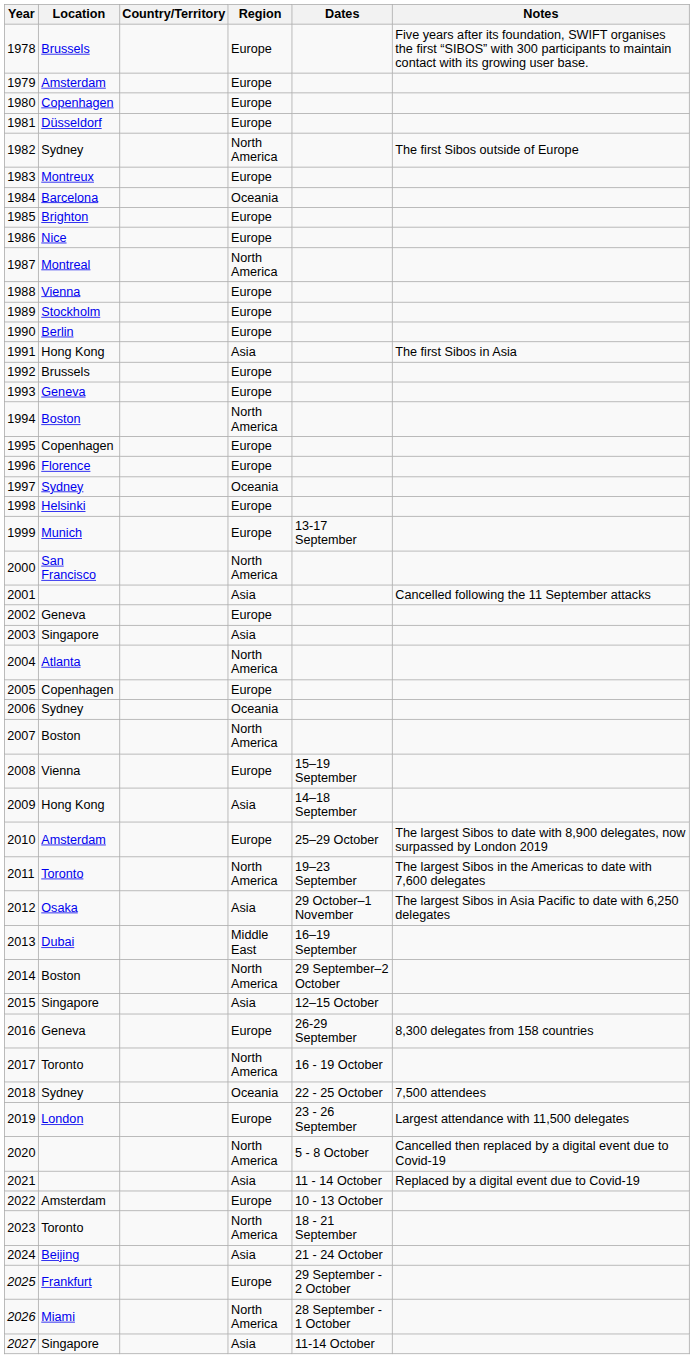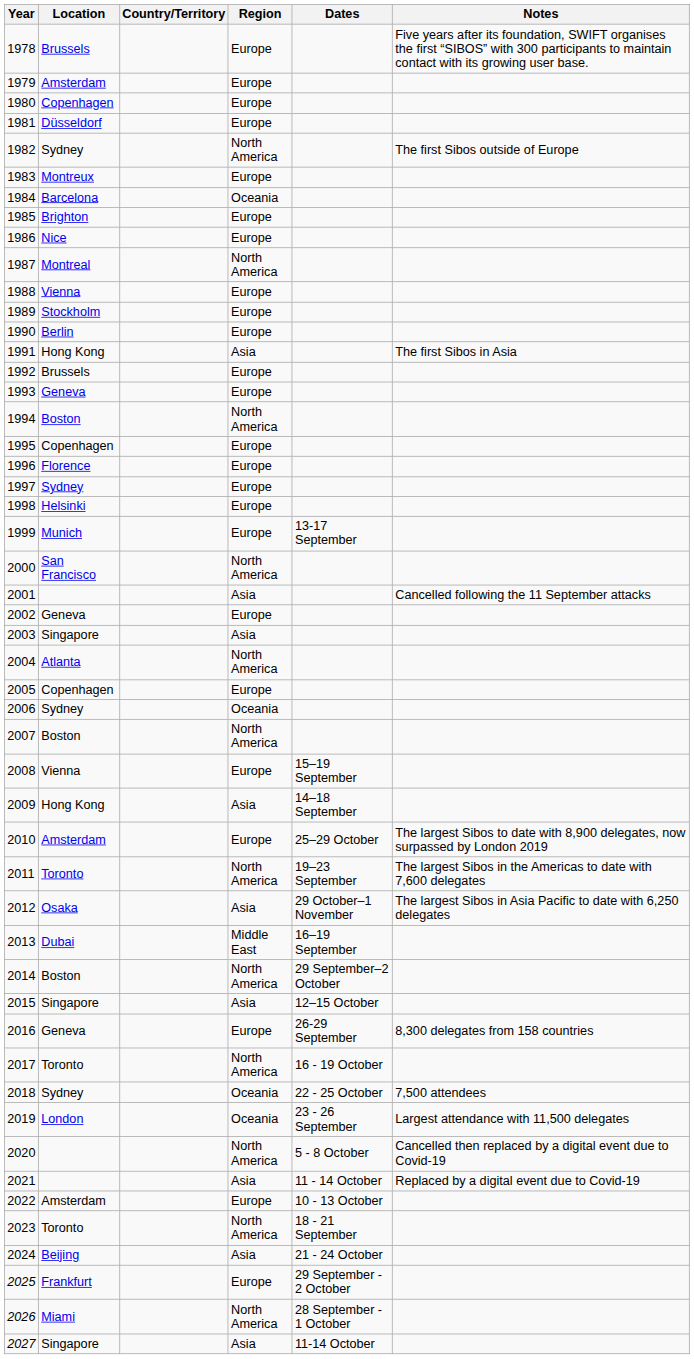(255, 486) Oceania -> (251, 486) Europe
(251, 1119) Europe -> (255, 1119) Oceania
